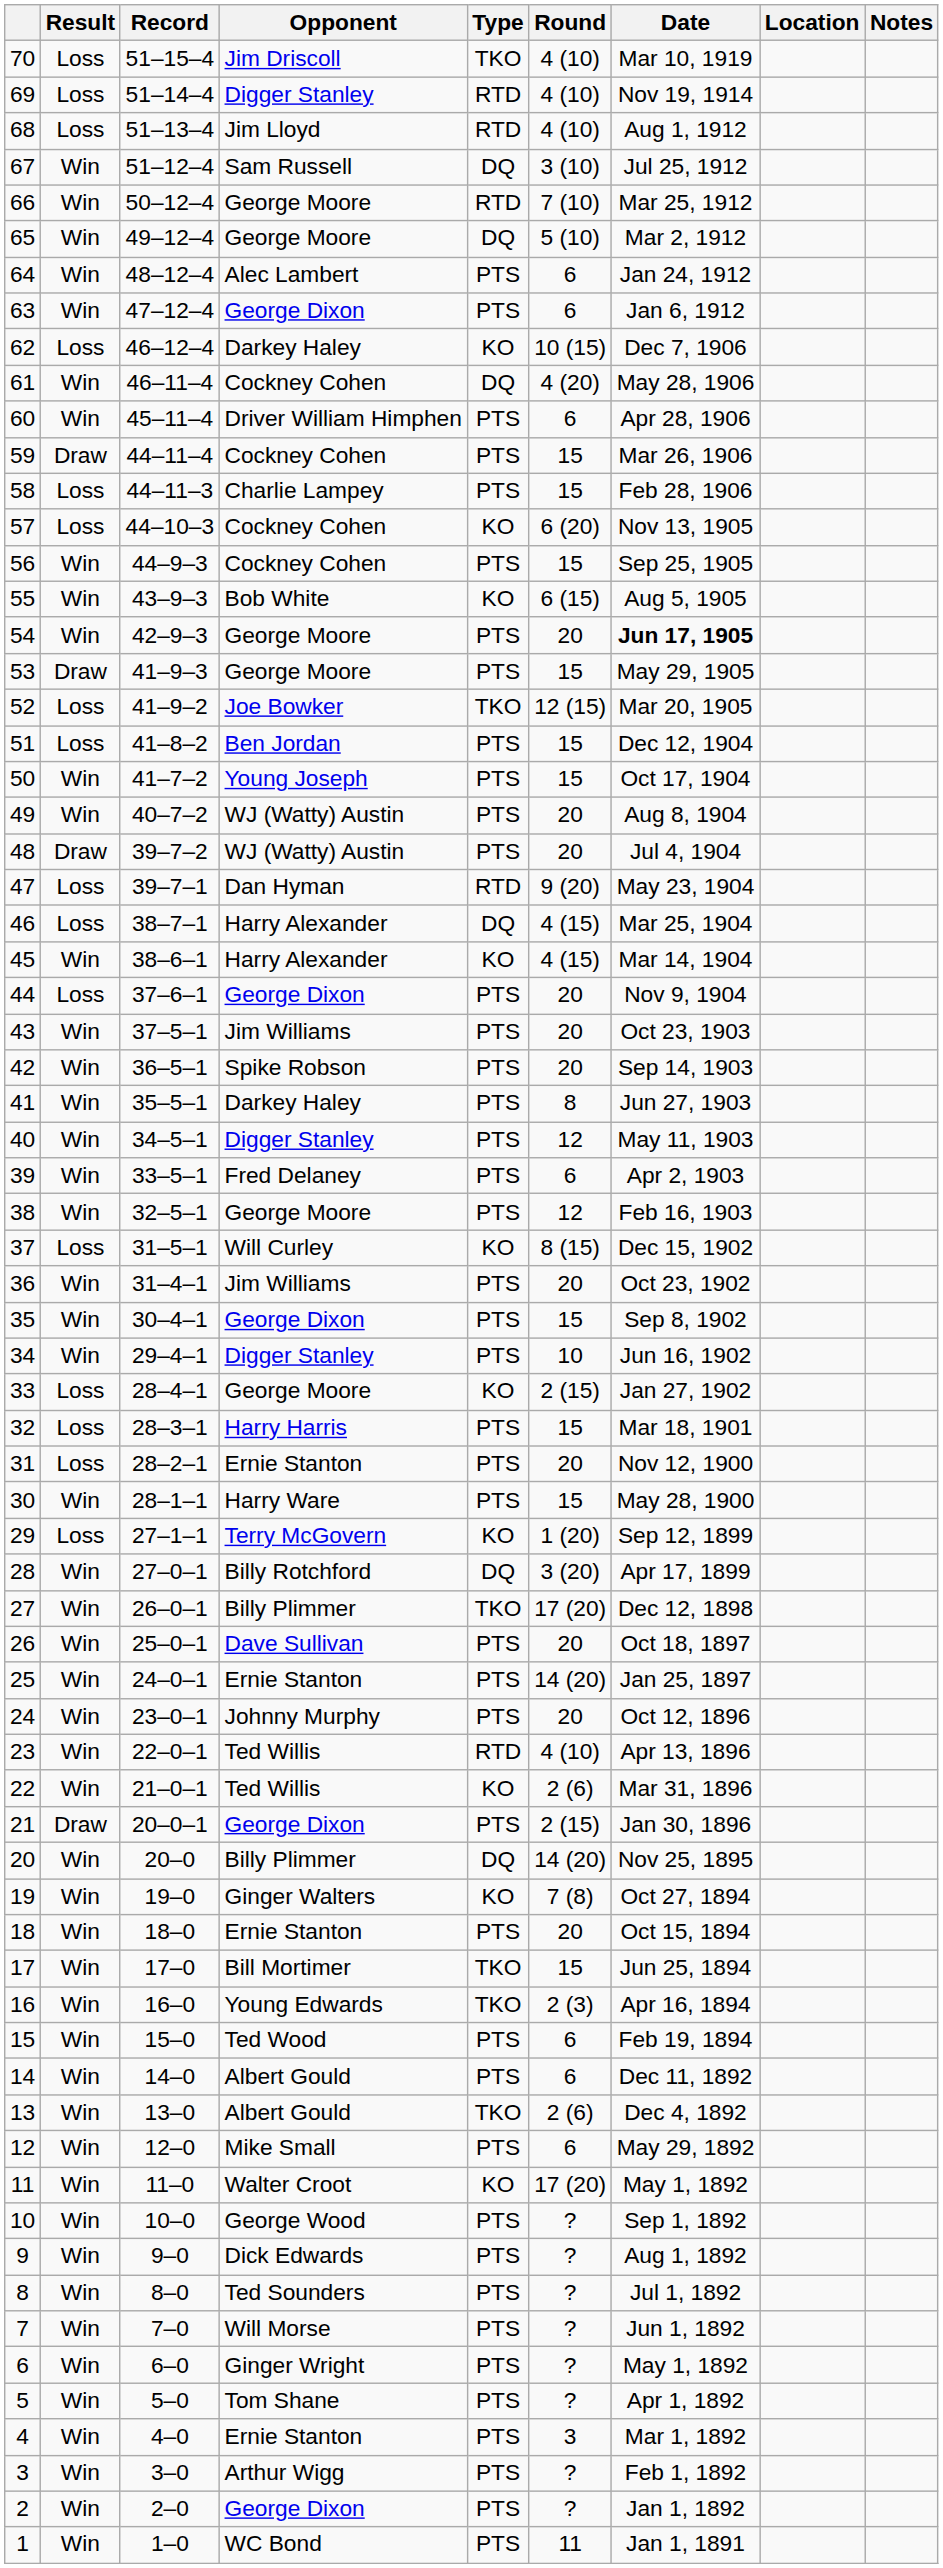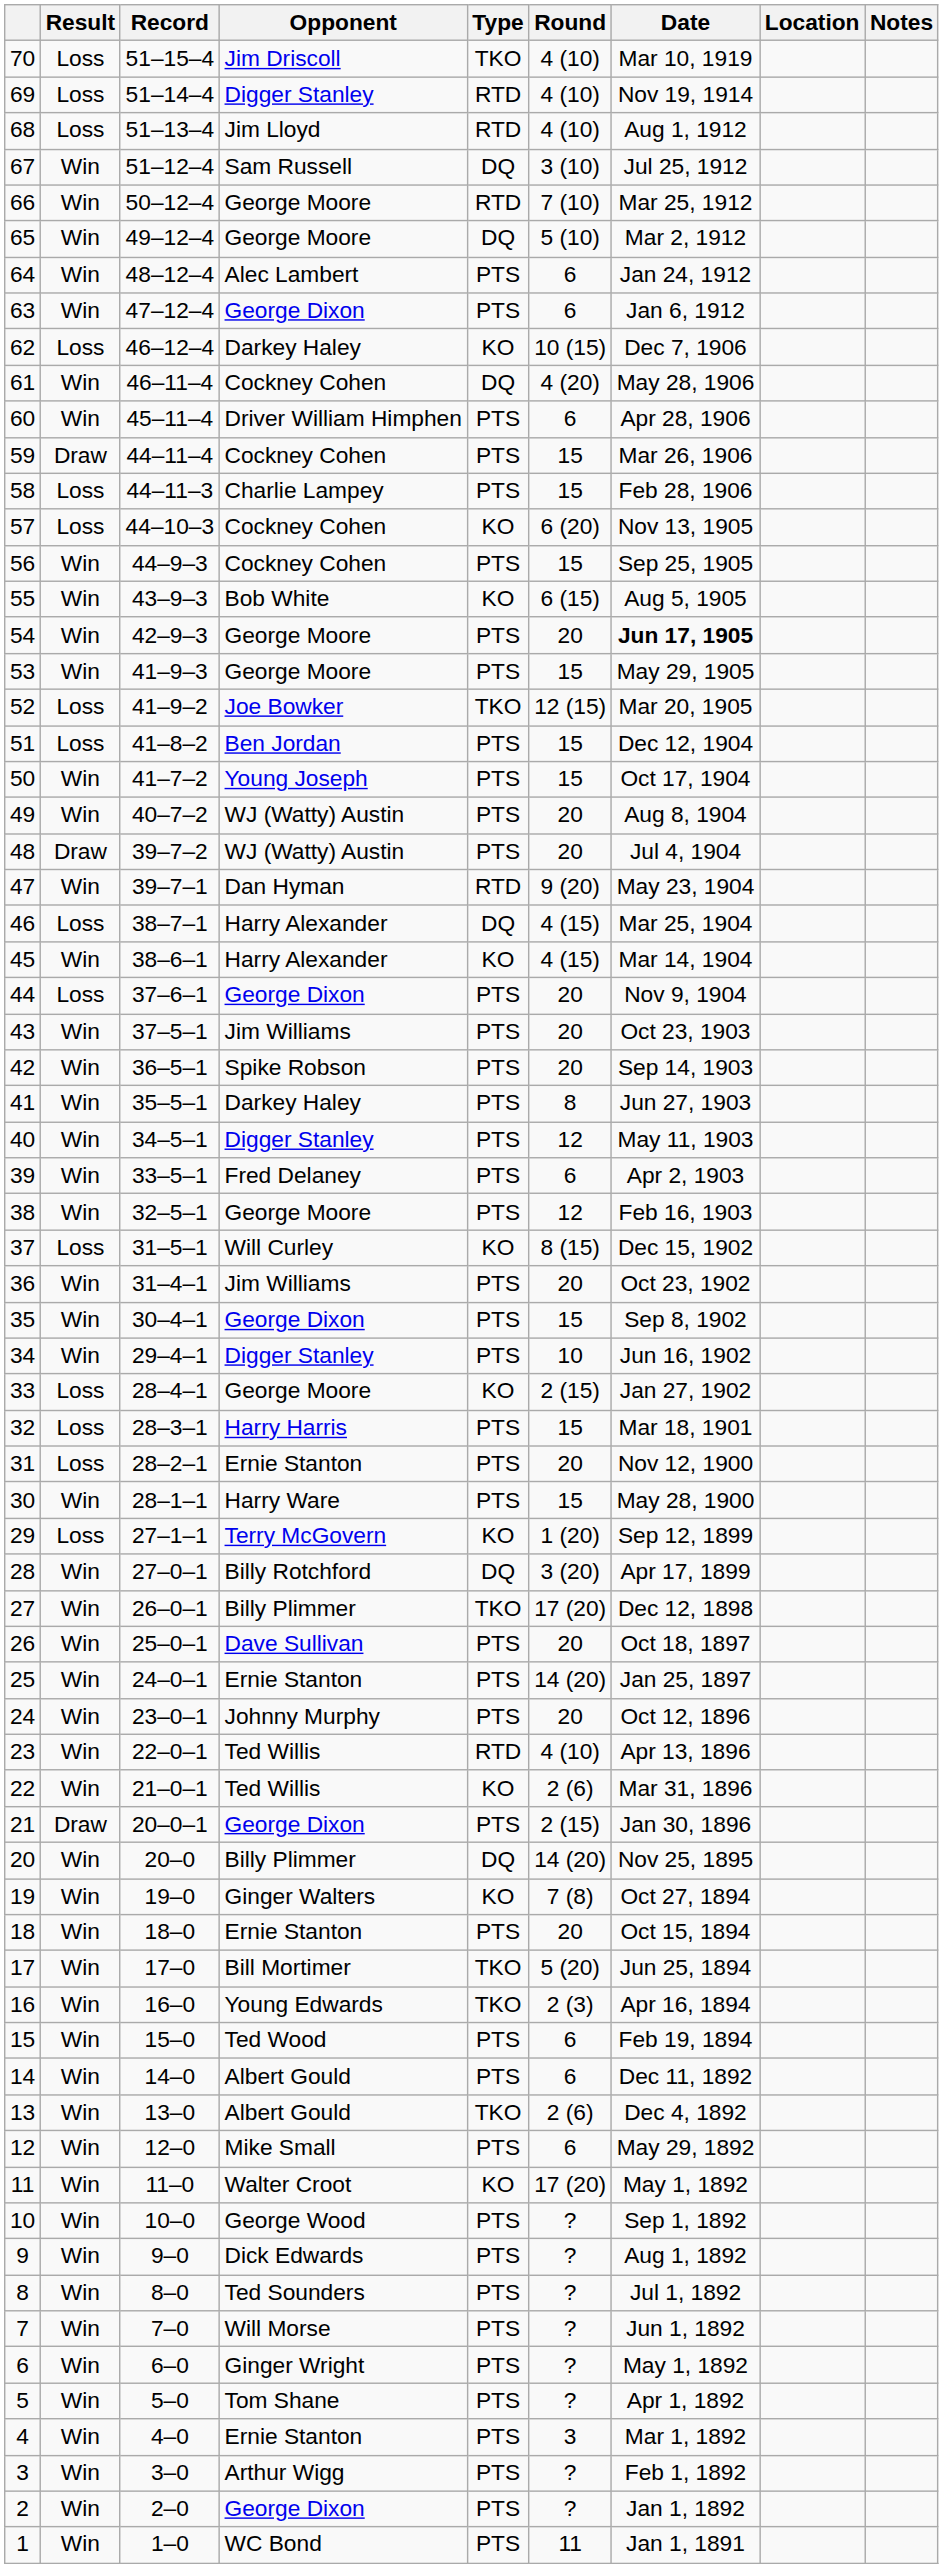(80, 671) Draw -> (80, 671) Win
(80, 887) Loss -> (80, 887) Win
(570, 1968) 15 -> (570, 1968) 5 (20)
